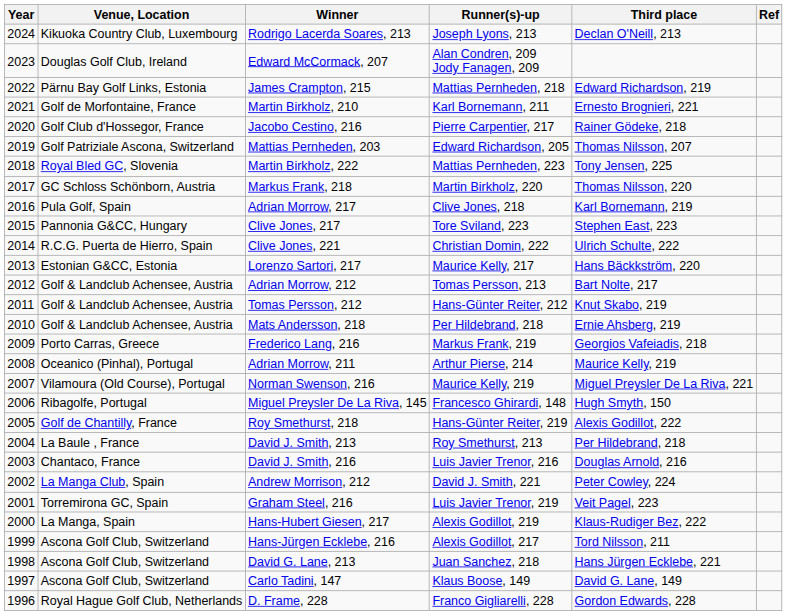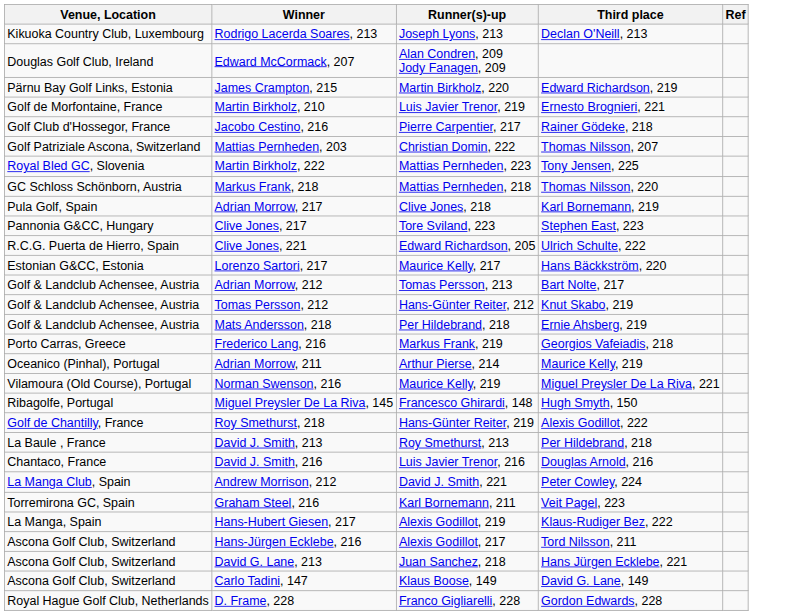- column: (21, 14)
(499, 88) Mattias Pernheden, 218 -> (454, 88) Martin Birkholz, 220
(491, 107) Karl Bornemann, 211 -> (462, 107) Luis Javier Trenor, 219
(501, 147) Edward Richardson, 205 -> (457, 147) Christian Domin, 222
(487, 186) Martin Birkholz, 220 -> (465, 186) Mattias Pernheden, 218
(491, 245) Christian Domin, 222 -> (467, 245) Edward Richardson, 205
(495, 502) Luis Javier Trenor, 219 -> (457, 502) Karl Bornemann, 211
